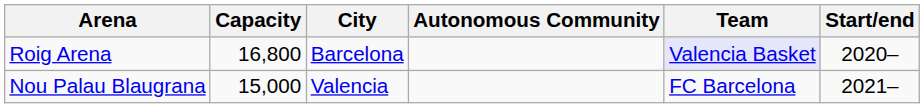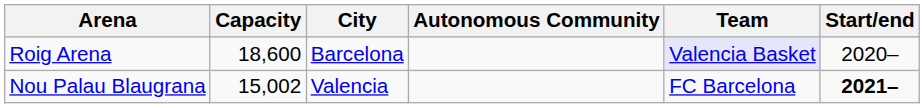(270, 53) 16,800 -> (270, 53) 18,600
(270, 86) 15,000 -> (270, 86) 15,002
(870, 86) normal -> (870, 86) bold
